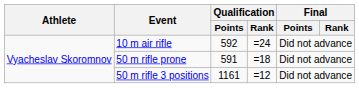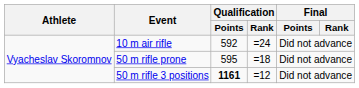(229, 60) 591 -> (229, 60) 595
(229, 76) normal -> (229, 76) bold
